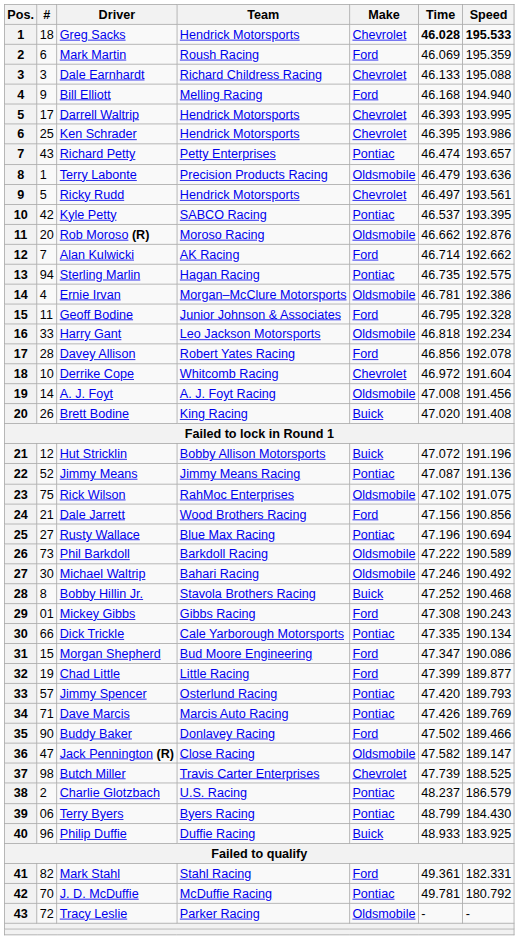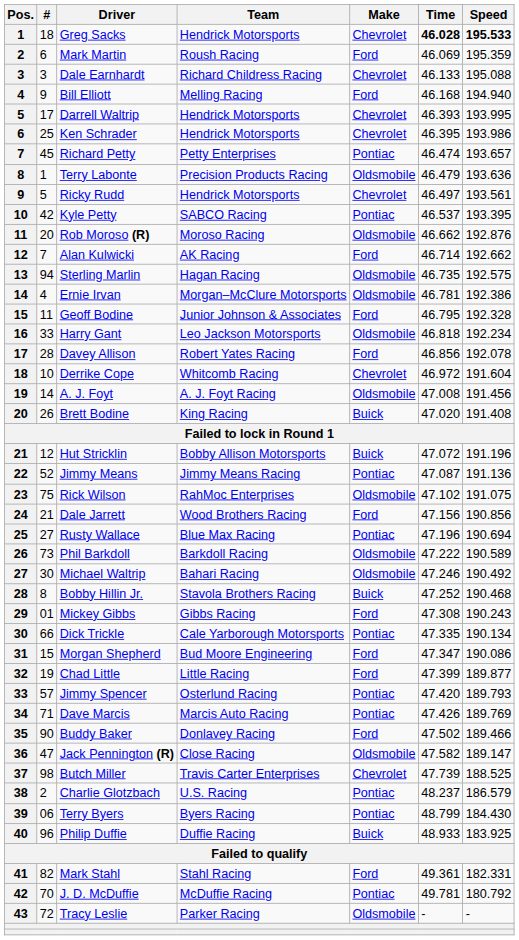(47, 154) 43 -> (47, 154) 45
(373, 274) Pontiac -> (384, 274) Oldsmobile
